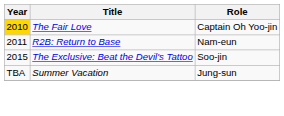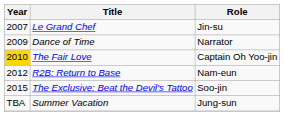+ row: (64, 27)
+ row: (63, 42)
(17, 42) 2011 -> (17, 73) 2012
